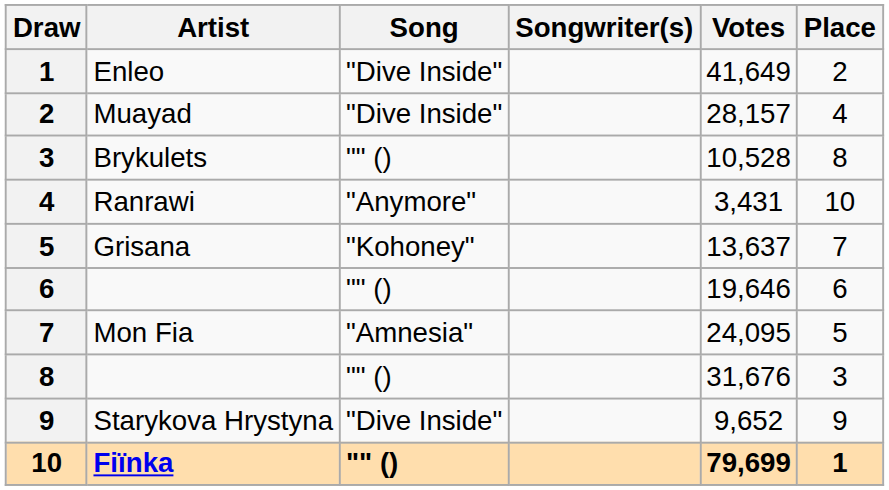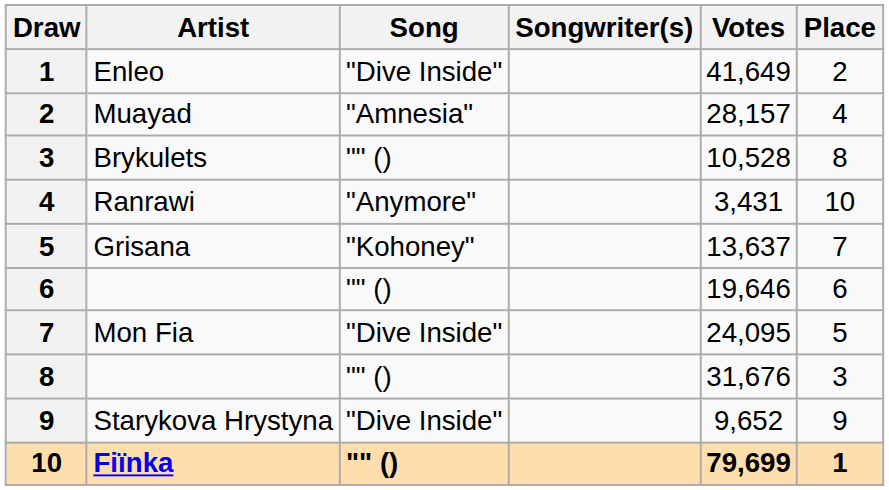(424, 115) "Dive Inside" -> (410, 115) "Amnesia"
(410, 333) "Amnesia" -> (424, 333) "Dive Inside"
